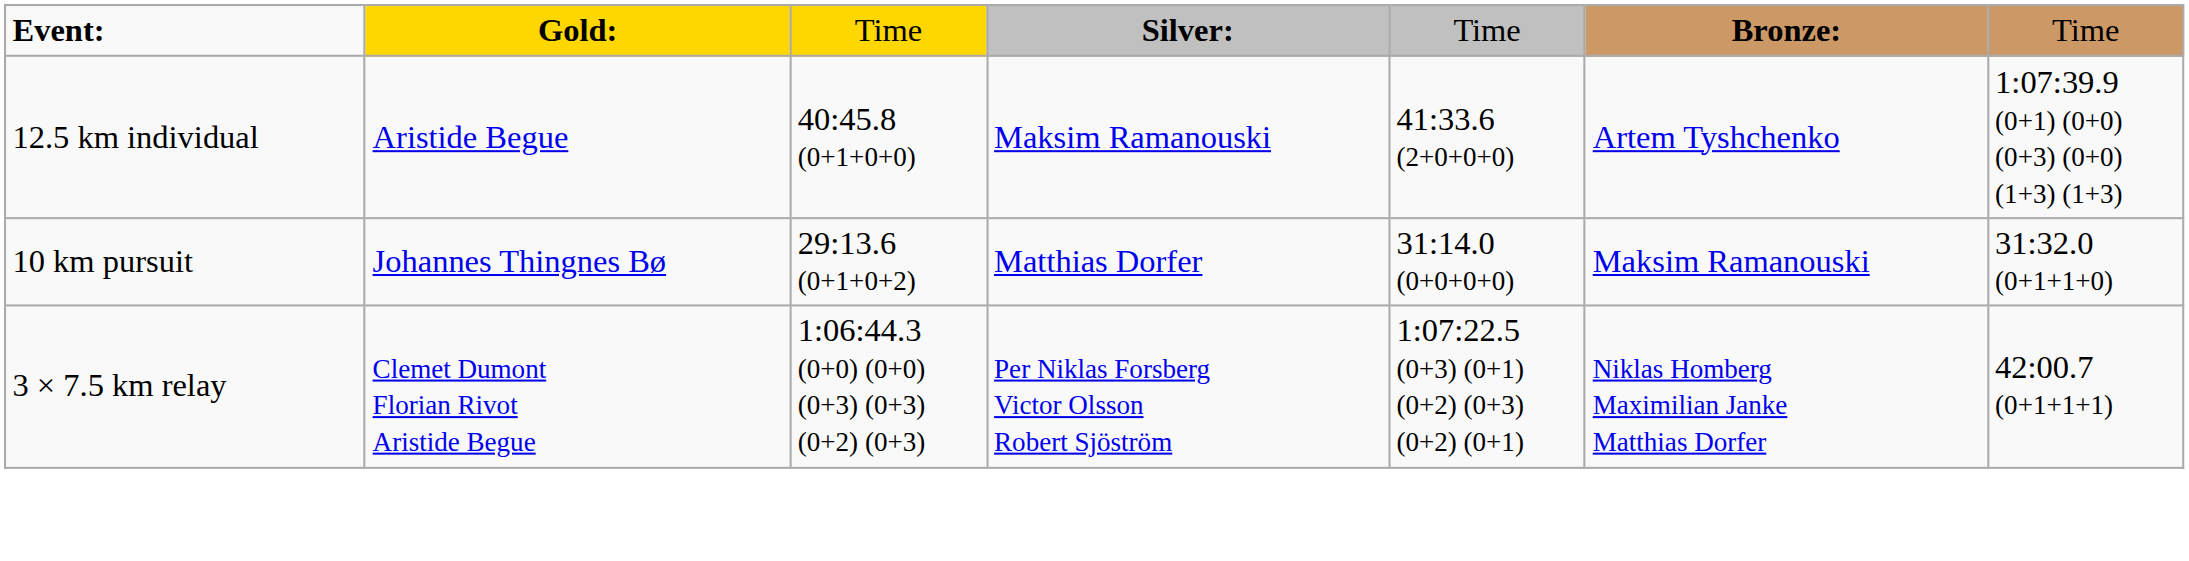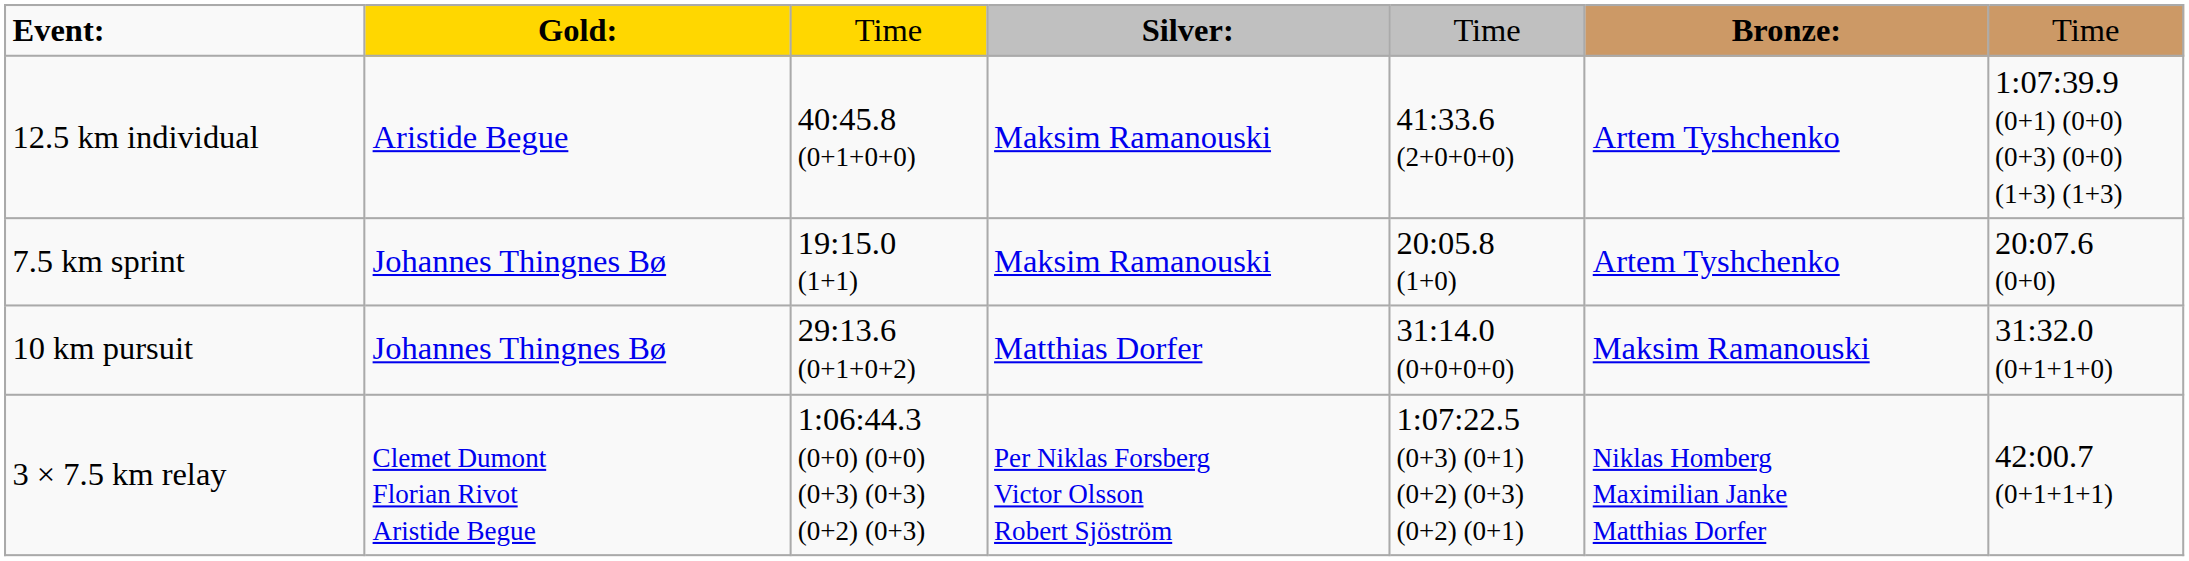+ row: (99, 261)
